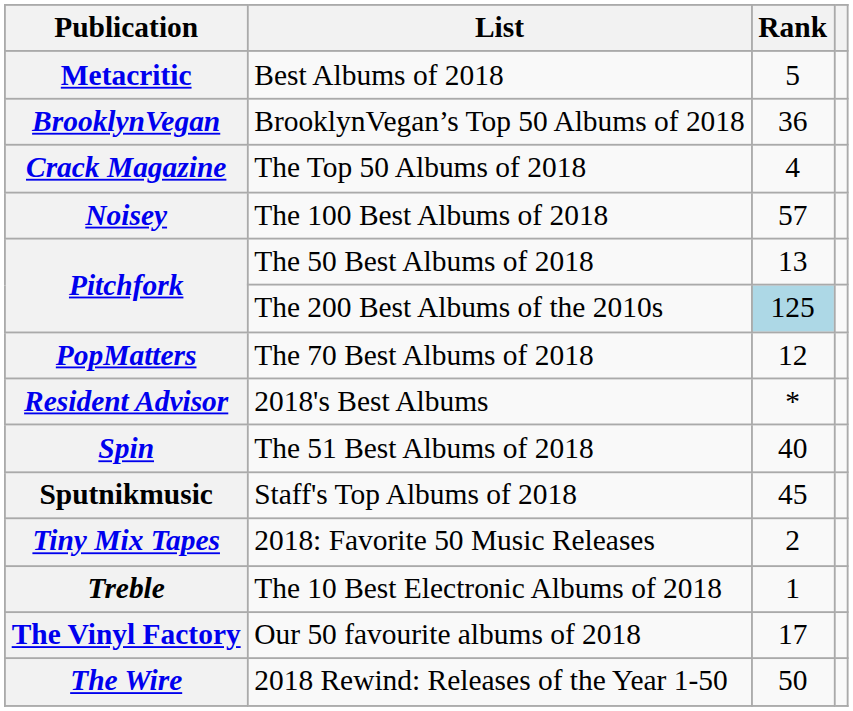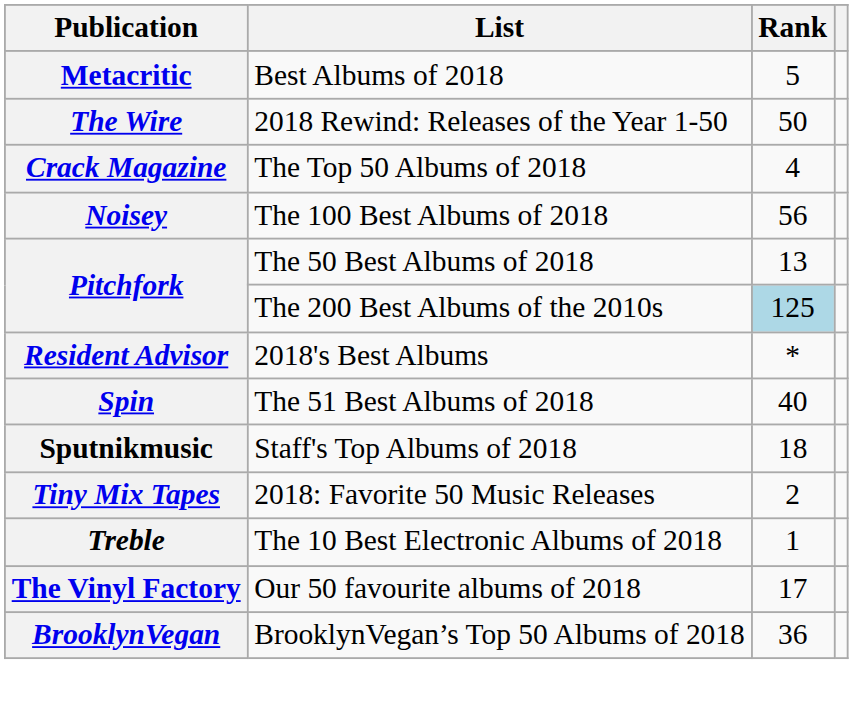rows swapped: (126, 121) <-> (126, 681)
(793, 214) 57 -> (793, 214) 56
- row: (126, 354)
(793, 494) 45 -> (793, 448) 18
